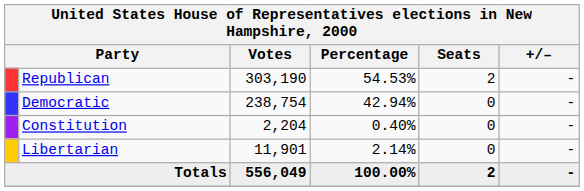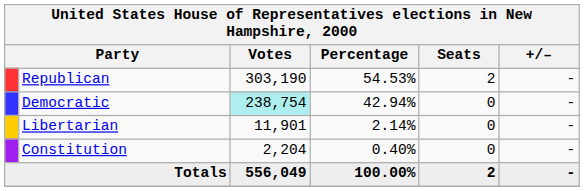(276, 104) no background -> (276, 104) paleturquoise background
rows swapped: (70, 151) <-> (74, 127)
